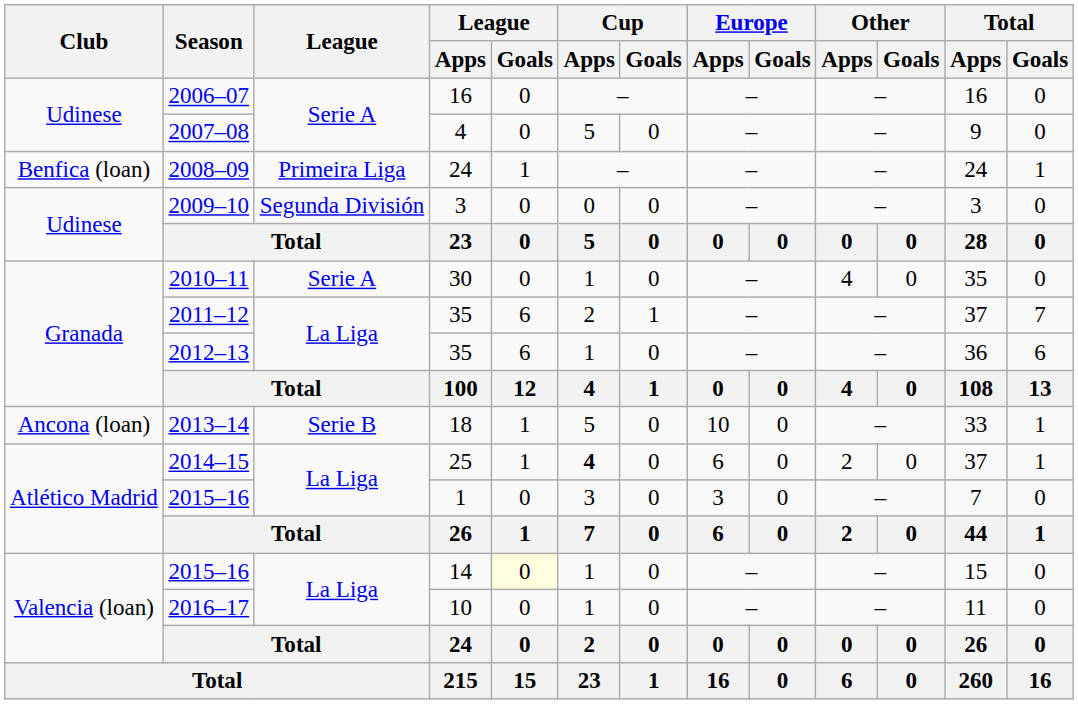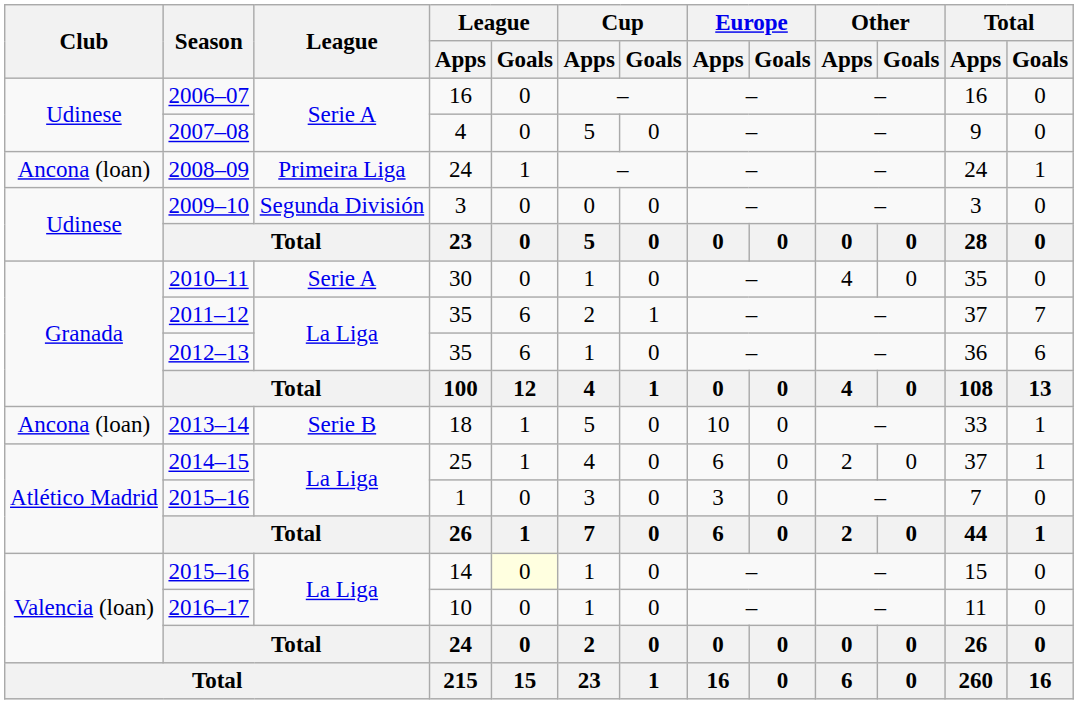(84, 168) Benfica (loan) -> (84, 168) Ancona (loan)
(589, 461) bold -> (589, 461) normal
